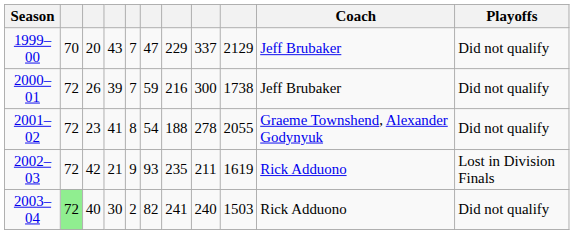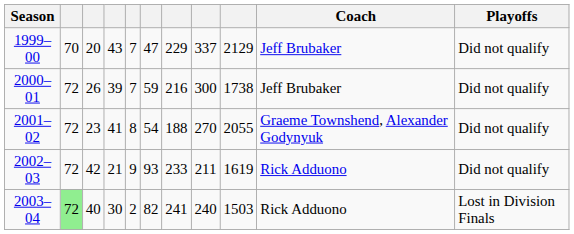(206, 128) 278 -> (206, 128) 270
(176, 169) 235 -> (176, 169) 233
(507, 169) Lost in Division Finals -> (504, 169) Did not qualify
(504, 209) Did not qualify -> (507, 209) Lost in Division Finals
